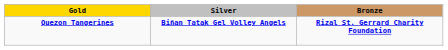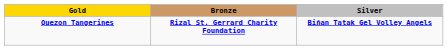columns swapped: (224, 10) <-> (370, 10)
